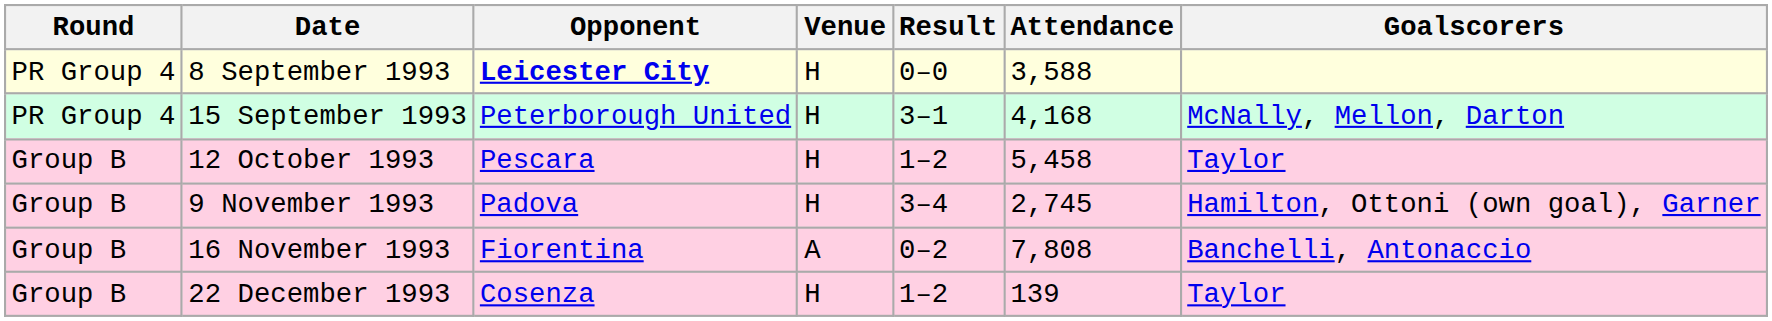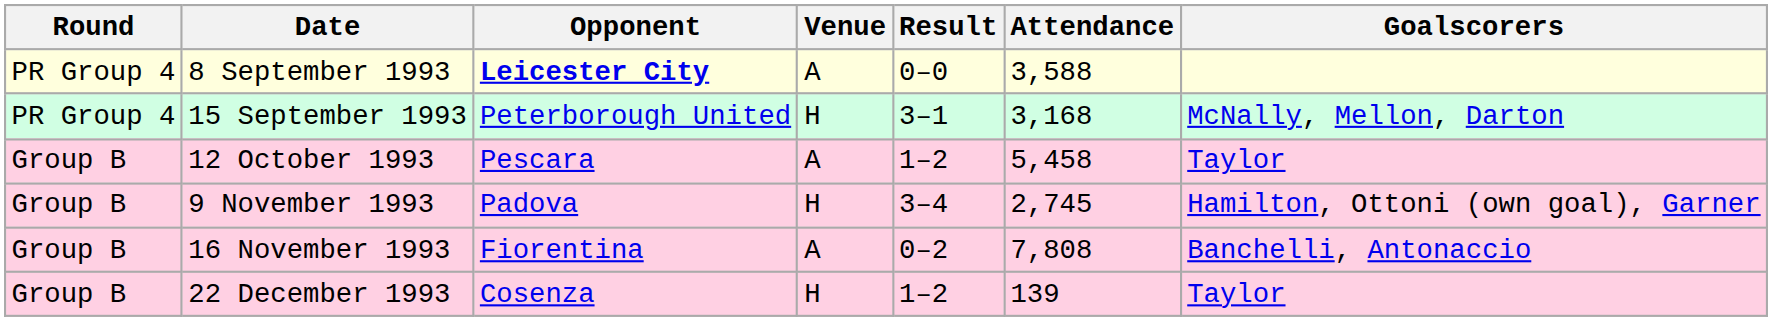(812, 72) H -> (812, 72) A
(1051, 116) 4,168 -> (1051, 116) 3,168
(812, 161) H -> (812, 161) A
